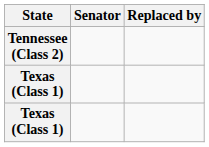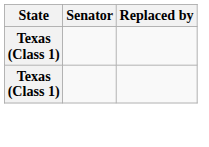- row: (38, 45)
